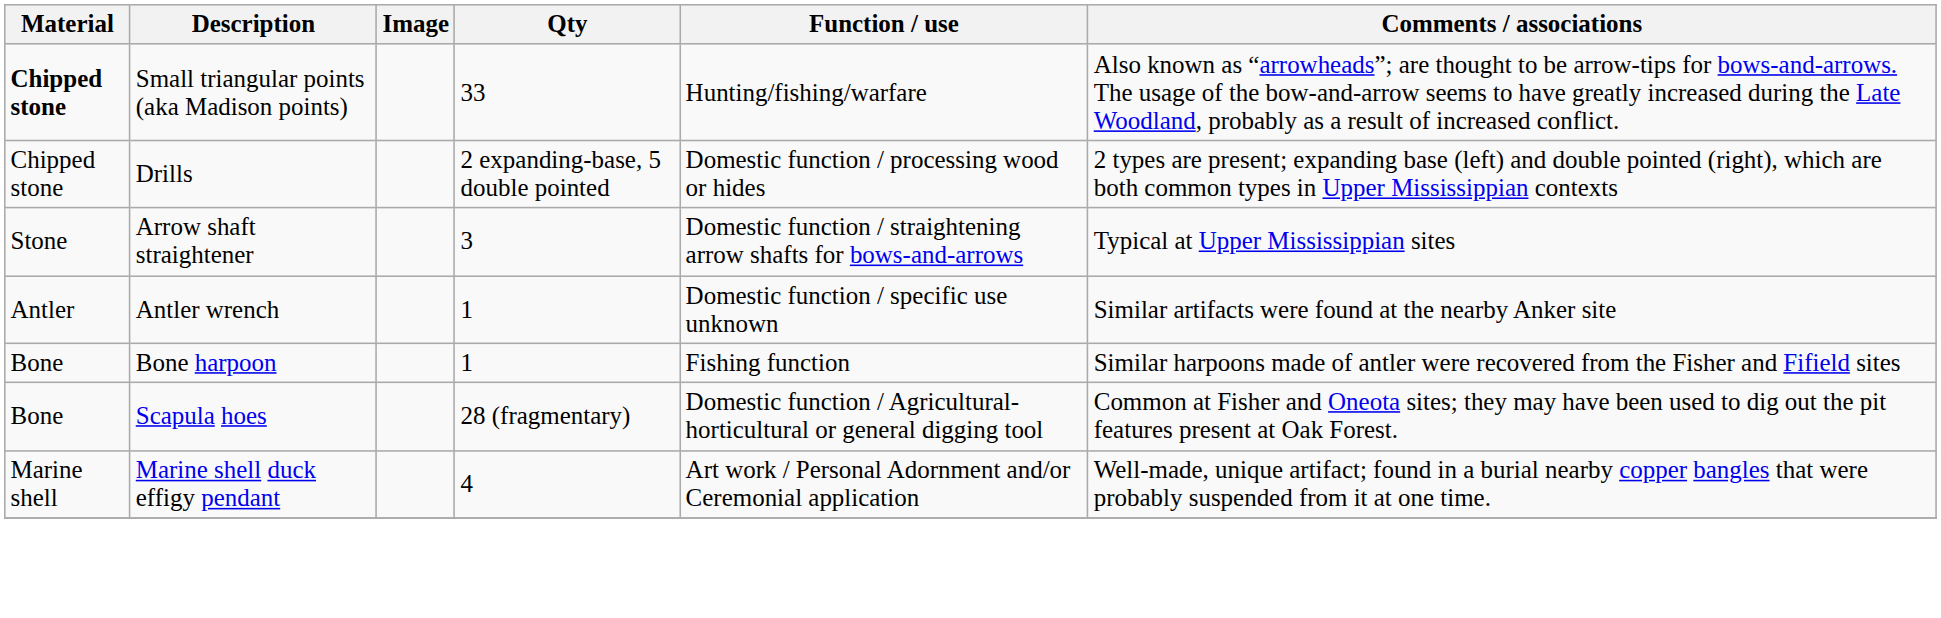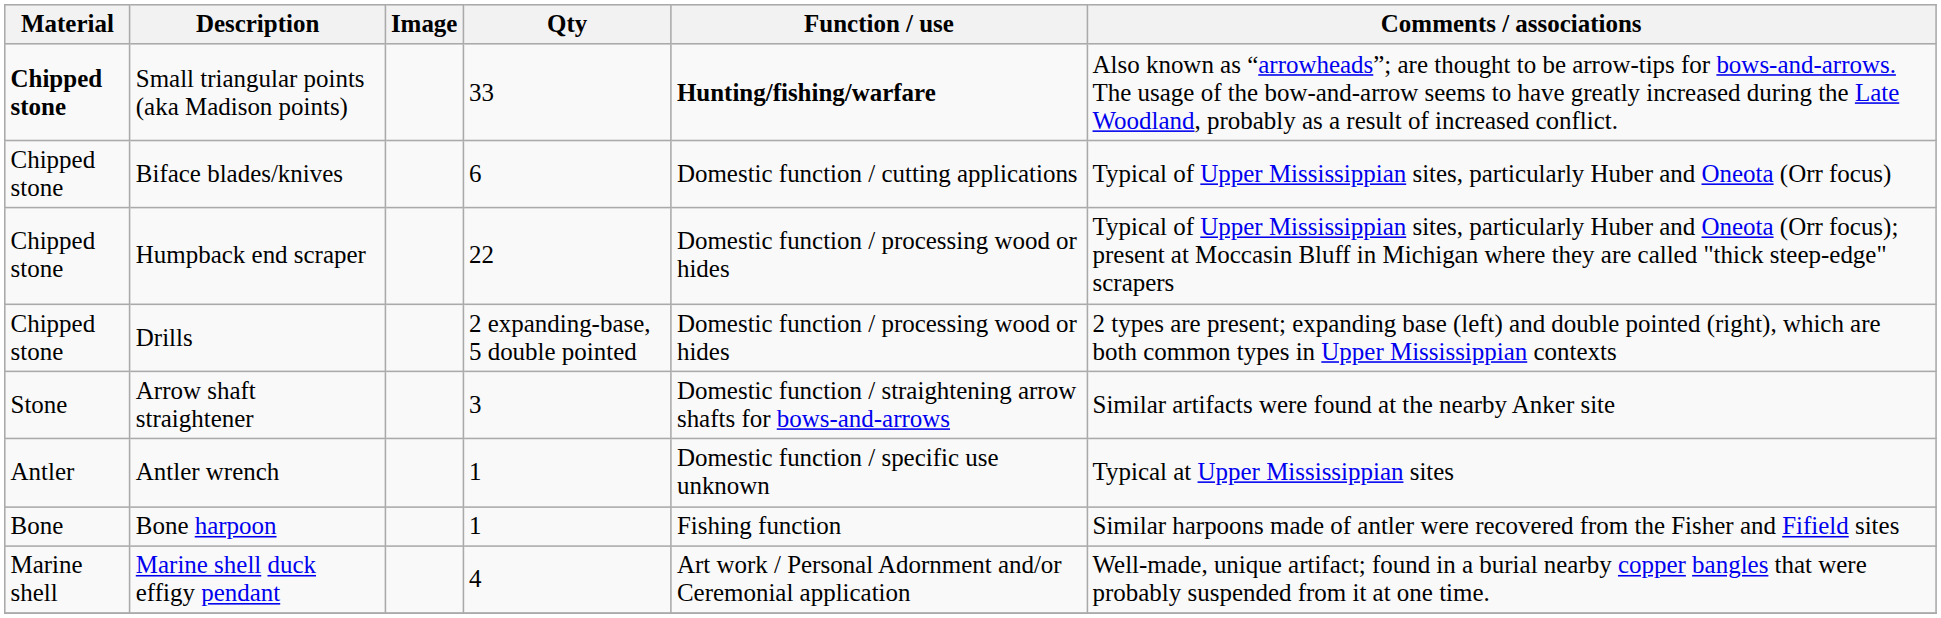(806, 91) normal -> (806, 91) bold
+ row: (239, 173)
+ row: (251, 255)
(1274, 241) Typical at Upper Mississippian sites -> (1354, 404) Similar artifacts were found at the nearby Anker site
(1355, 308) Similar artifacts were found at the nearby Anker site -> (1273, 472) Typical at Upper Mississippian sites
- row: (201, 416)
